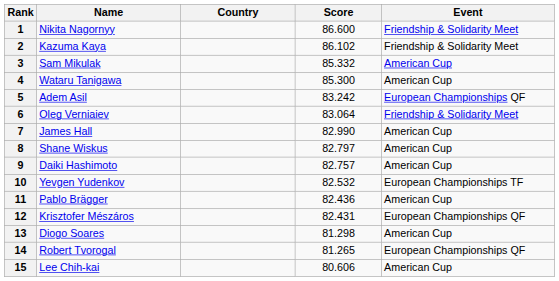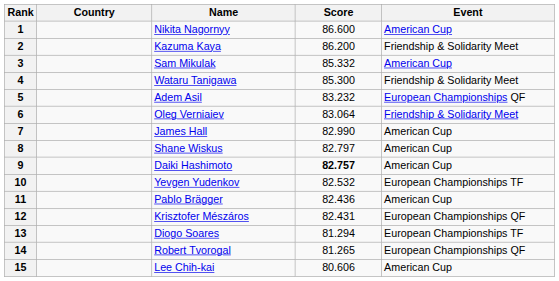columns swapped: (109, 13) <-> (238, 13)
(451, 30) Friendship & Solidarity Meet -> (418, 30) American Cup
(339, 47) 86.102 -> (339, 47) 86.200
(418, 81) American Cup -> (451, 81) Friendship & Solidarity Meet
(339, 98) 83.242 -> (339, 98) 83.232
(339, 166) normal -> (339, 166) bold
(339, 234) 81.298 -> (339, 234) 81.294
(418, 234) American Cup -> (454, 234) European Championships TF
